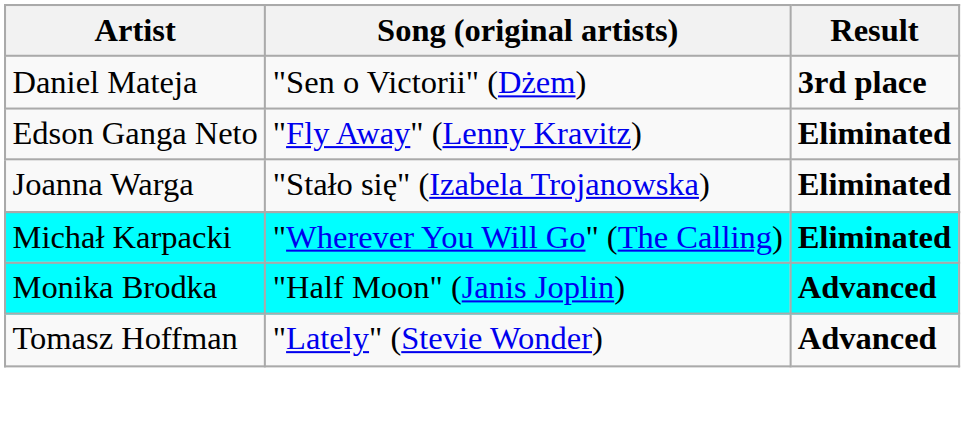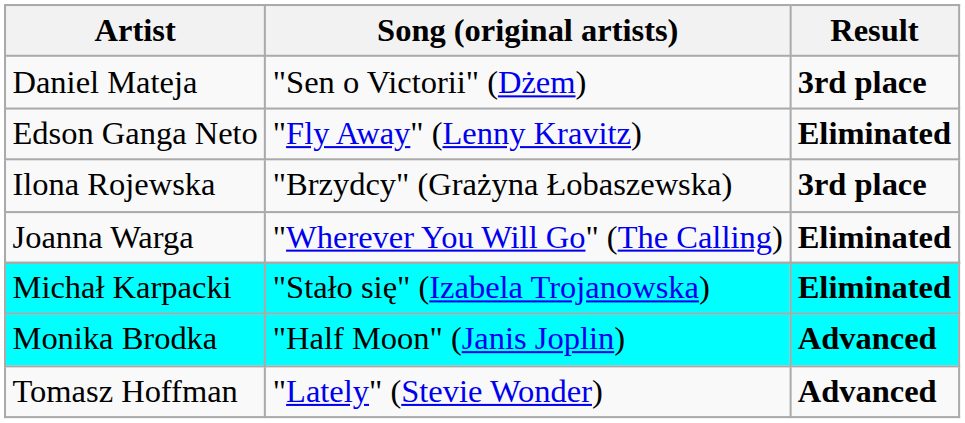+ row: (114, 184)
(491, 184) "Stało się" (Izabela Trojanowska) -> (528, 236) "Wherever You Will Go" (The Calling)
(528, 236) "Wherever You Will Go" (The Calling) -> (491, 287) "Stało się" (Izabela Trojanowska)
